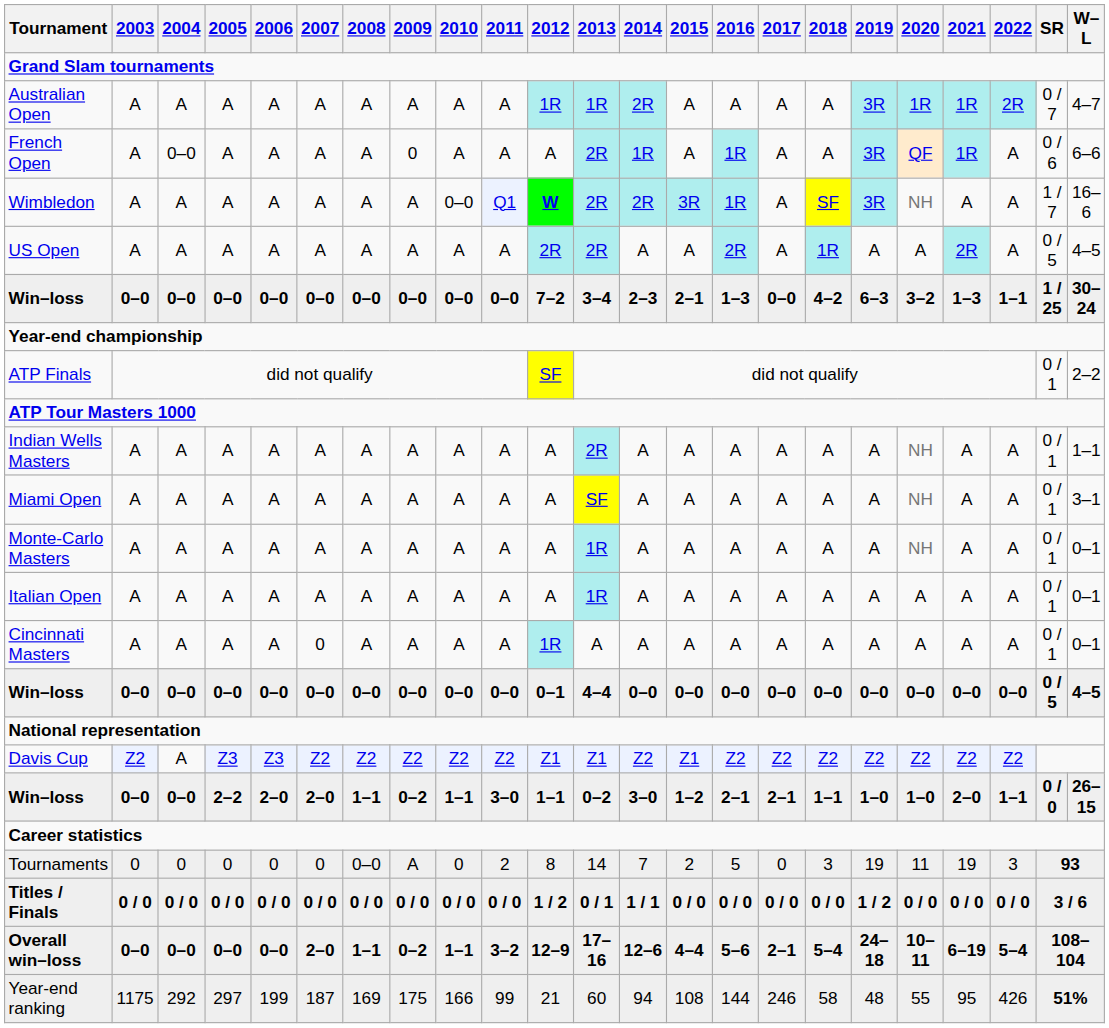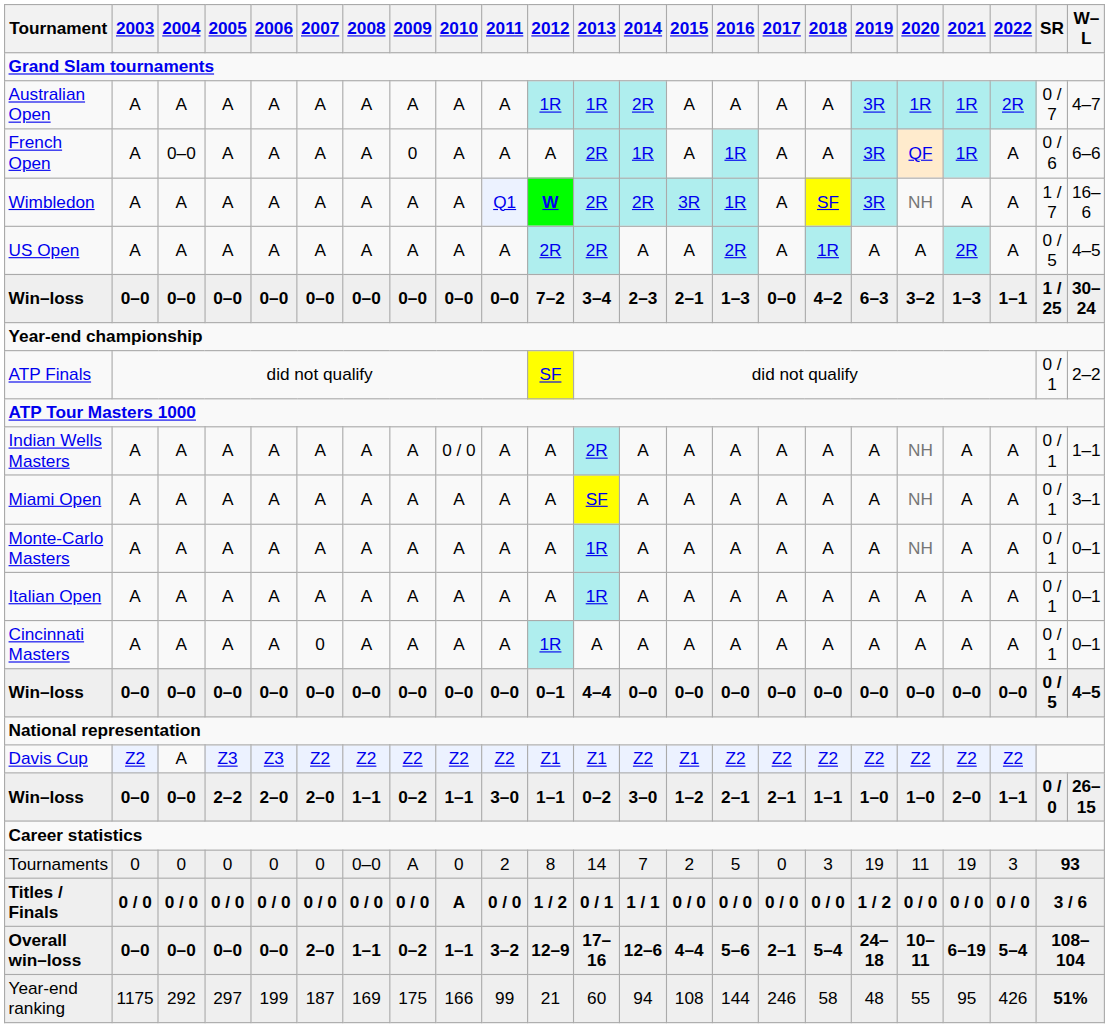(459, 202) 0–0 -> (459, 202) A
(459, 451) A -> (459, 451) 0 / 0
(459, 902) 0 / 0 -> (459, 902) A
